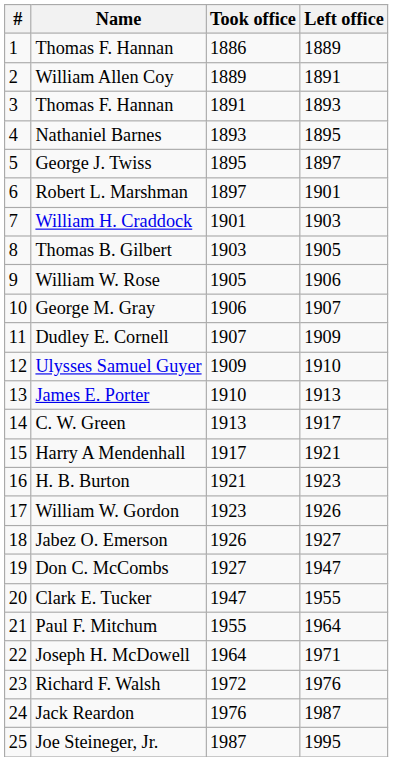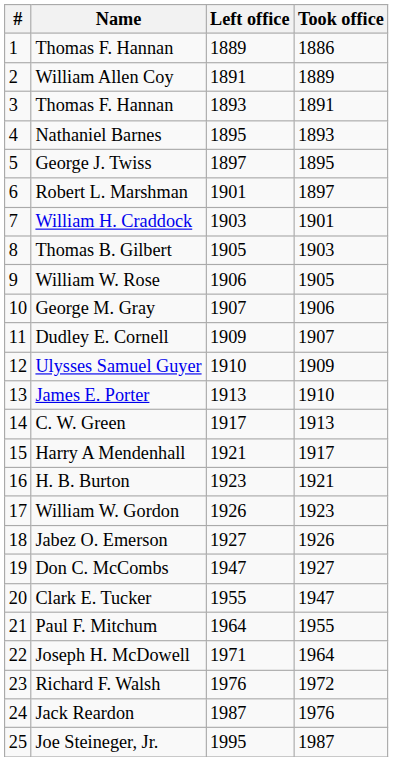columns swapped: (253, 18) <-> (344, 18)
